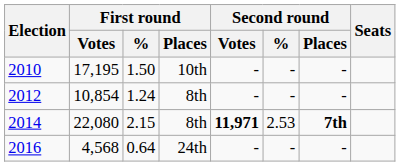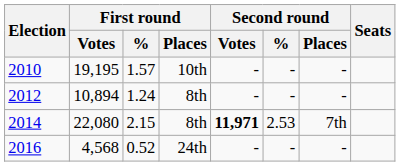(96, 69) 17,195 -> (96, 69) 19,195
(141, 69) 1.50 -> (141, 69) 1.57
(96, 95) 10,854 -> (96, 95) 10,894
(335, 122) bold -> (336, 122) normal
(141, 148) 0.64 -> (141, 148) 0.52
